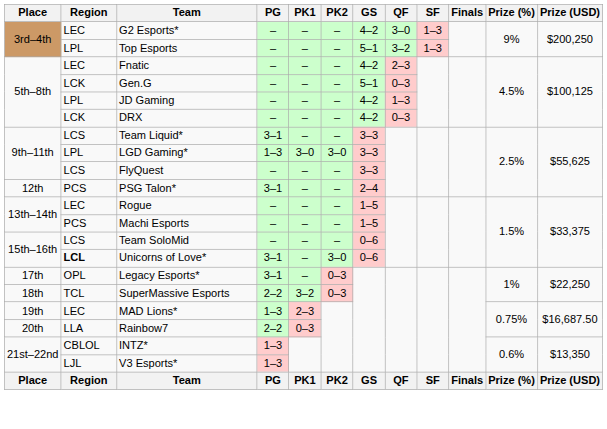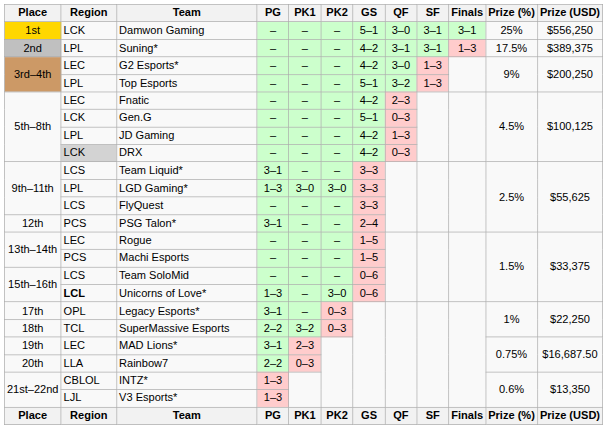+ row: (162, 30)
+ row: (138, 48)
(74, 118) no background -> (74, 153) lightgrey background
(273, 258) 3–1 -> (273, 293) 1–3
(273, 310) 1–3 -> (273, 345) 3–1
